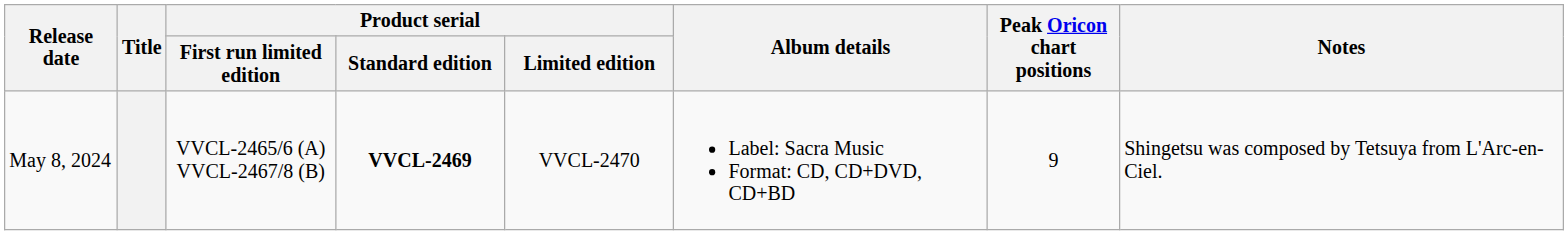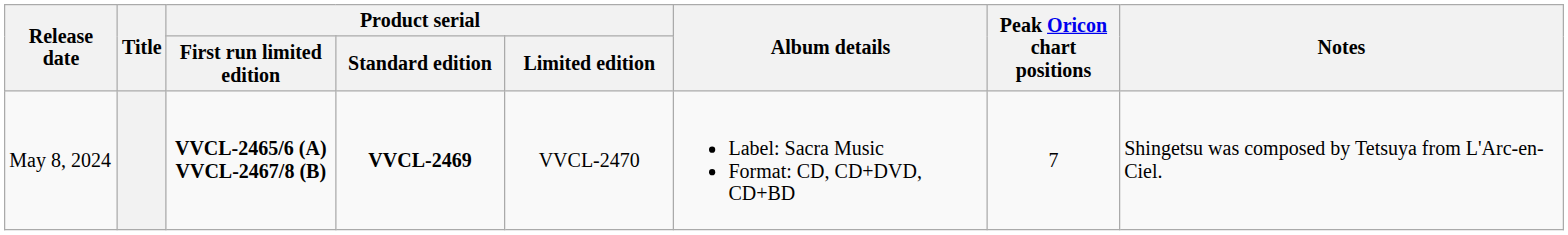(251, 160) normal -> (251, 160) bold
(1053, 160) 9 -> (1053, 160) 7
